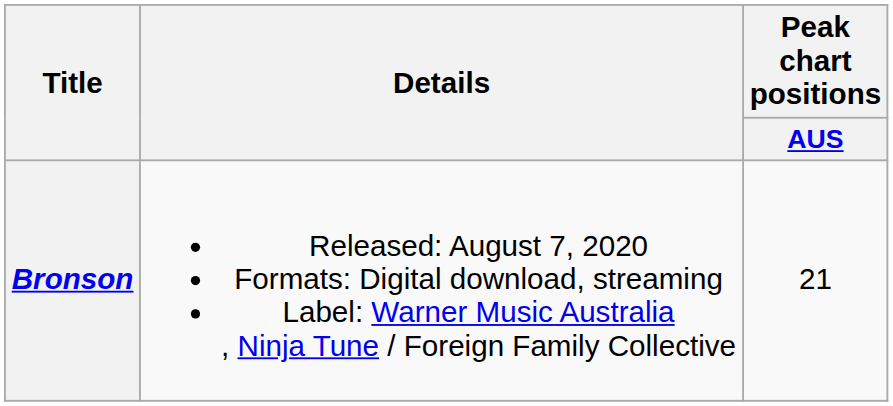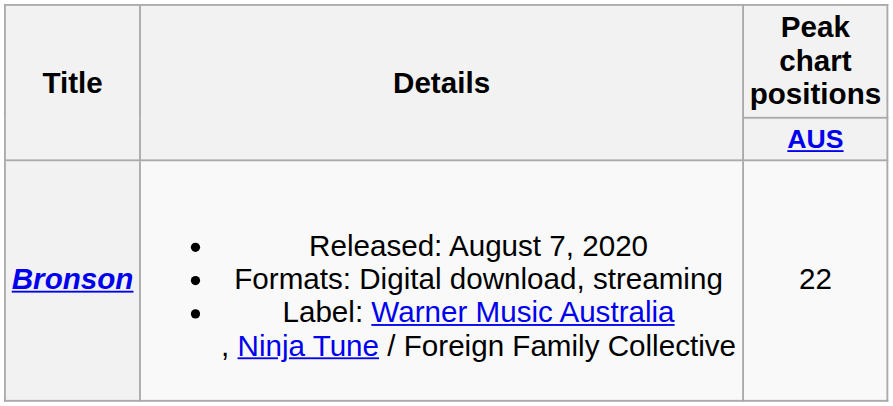(815, 279) 21 -> (815, 279) 22
